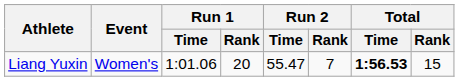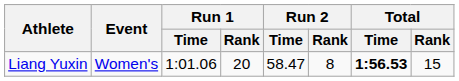(286, 64) 55.47 -> (286, 64) 58.47
(330, 64) 7 -> (330, 64) 8
